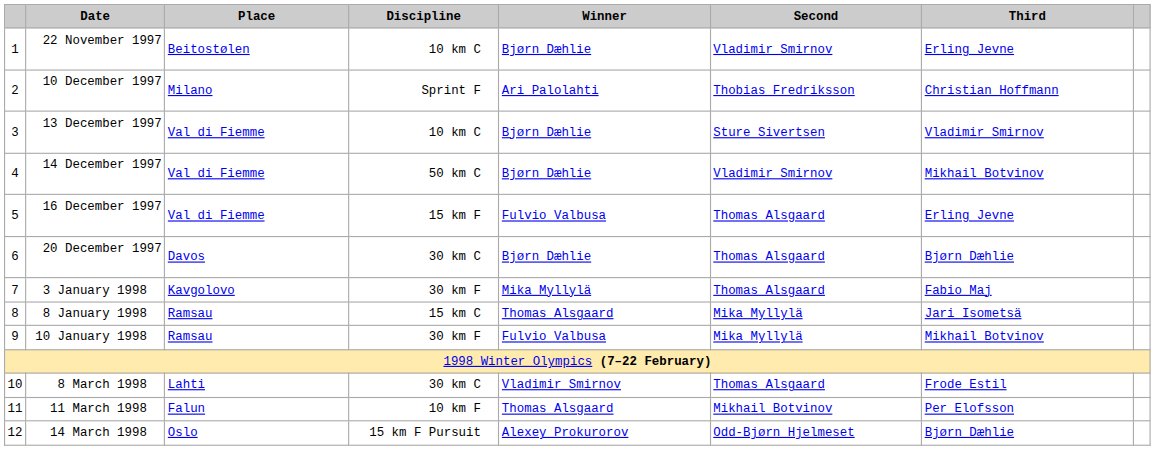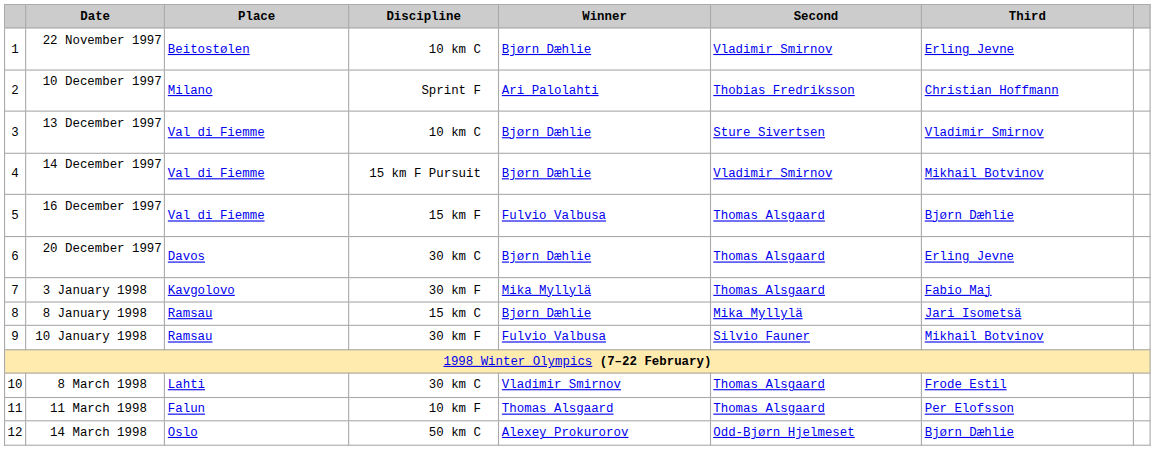(462, 174) 50 km C -> (433, 174) 15 km F Pursuit
(969, 216) Erling Jevne -> (969, 216) Bjørn Dæhlie
(969, 257) Bjørn Dæhlie -> (969, 257) Erling Jevne
(558, 314) Thomas Alsgaard -> (547, 314) Bjørn Dæhlie
(758, 338) Mika Myllylä -> (762, 338) Silvio Fauner
(773, 409) Mikhail Botvinov -> (769, 409) Thomas Alsgaard
(433, 433) 15 km F Pursuit -> (462, 433) 50 km C
